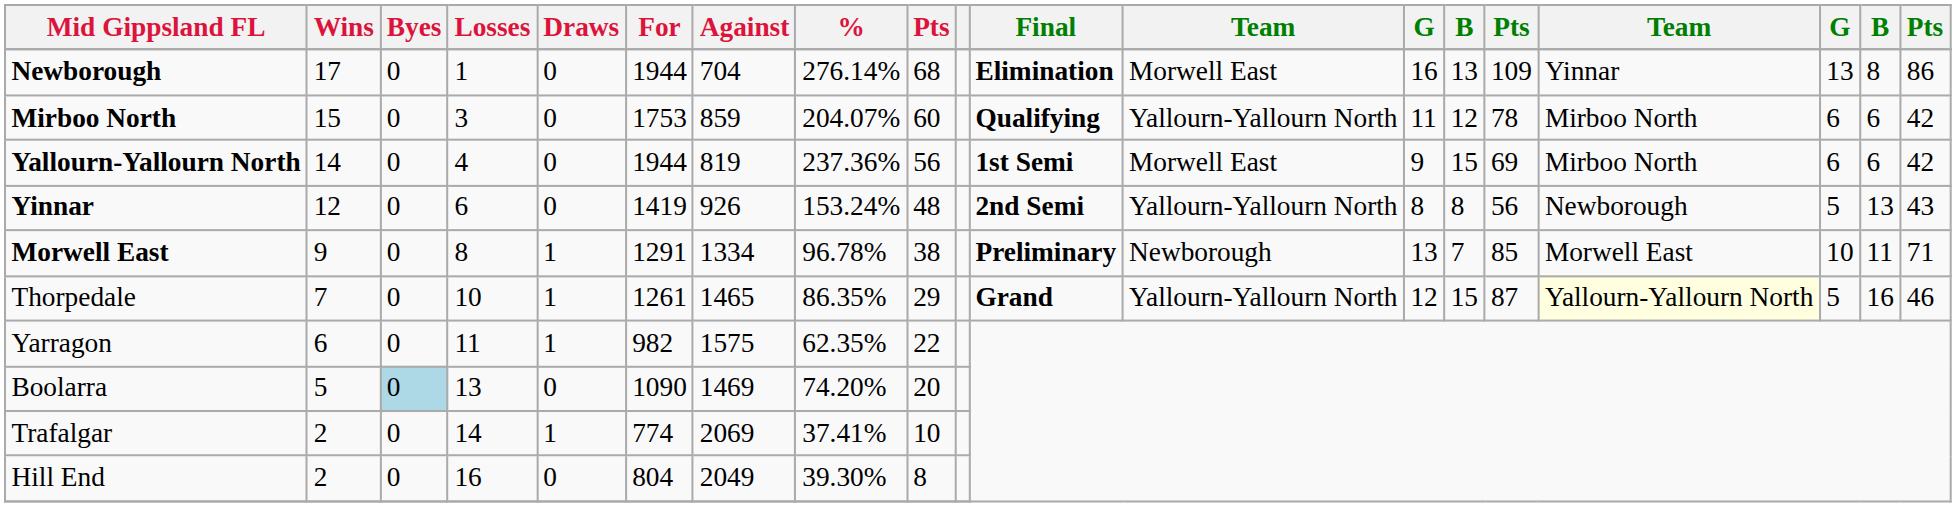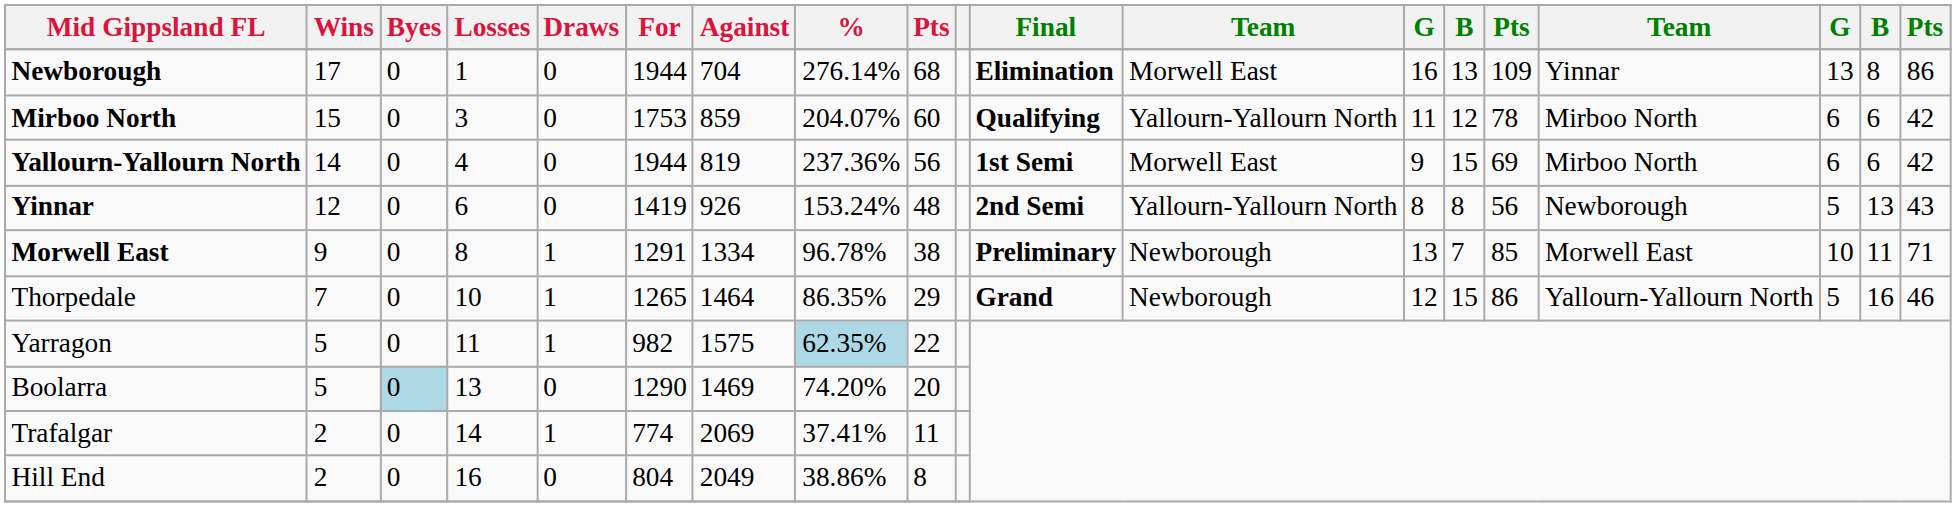(659, 297) 1261 -> (659, 297) 1265
(727, 297) 1465 -> (727, 297) 1464
(1263, 297) Yallourn-Yallourn North -> (1200, 297) Newborough
(1505, 297) 87 -> (1505, 297) 86
(1679, 297) lightyellow background -> (1679, 297) no background
(320, 342) 6 -> (320, 342) 5
(844, 342) no background -> (844, 342) lightblue background
(659, 387) 1090 -> (659, 387) 1290
(927, 432) 10 -> (926, 432) 11
(844, 477) 39.30% -> (844, 477) 38.86%
